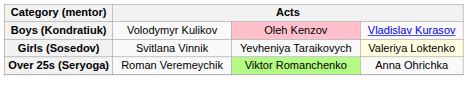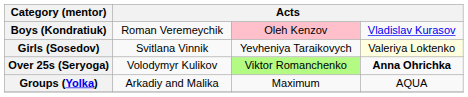(172, 30) Volodymyr Kulikov -> (172, 30) Roman Veremeychik
(172, 65) Roman Veremeychik -> (172, 65) Volodymyr Kulikov
(412, 65) normal -> (412, 65) bold
+ row: (59, 83)
